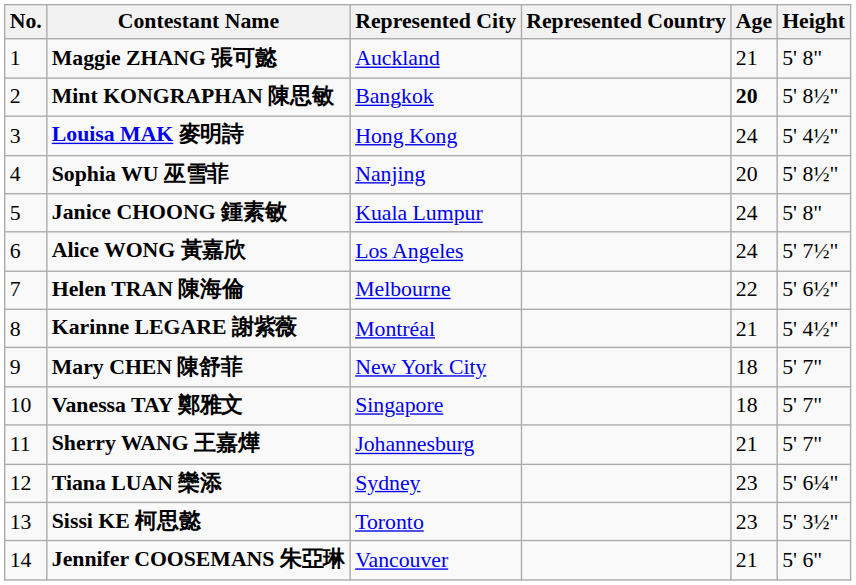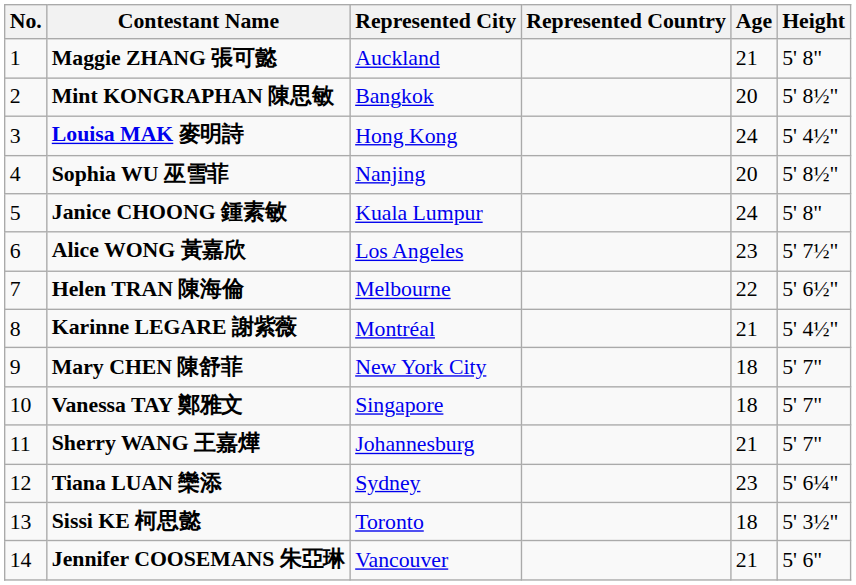(747, 96) bold -> (747, 96) normal
(747, 251) 24 -> (747, 251) 23
(747, 521) 23 -> (747, 521) 18
